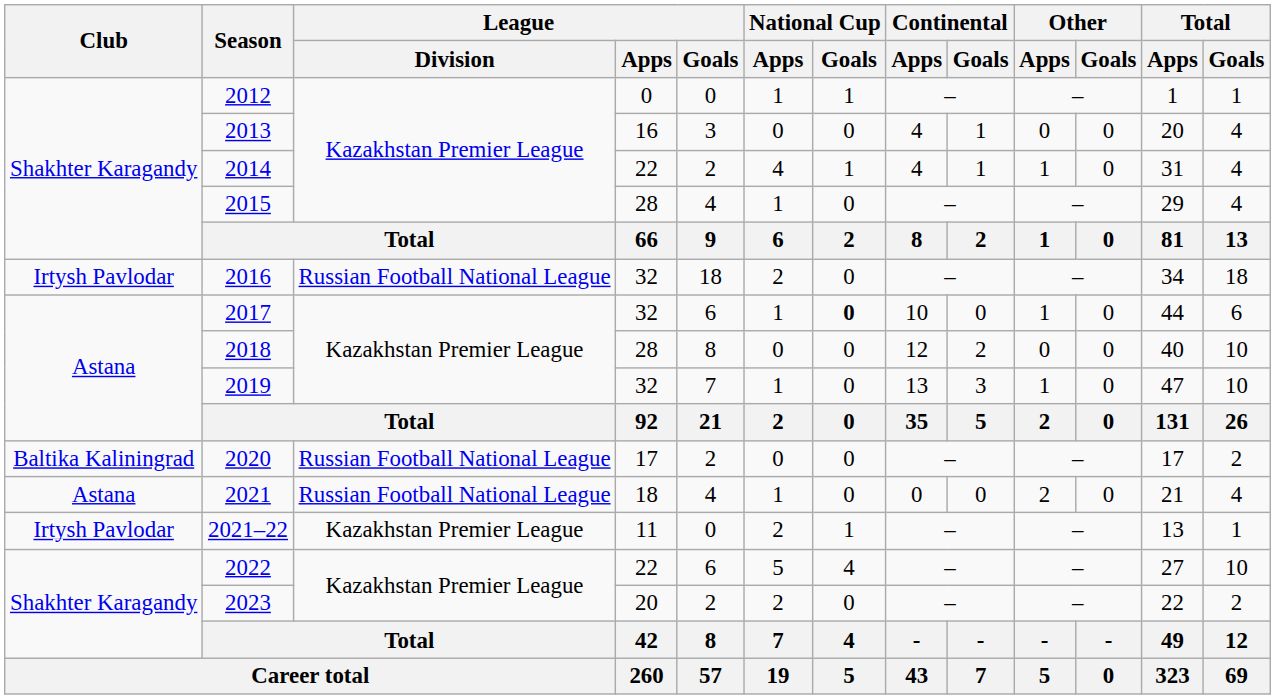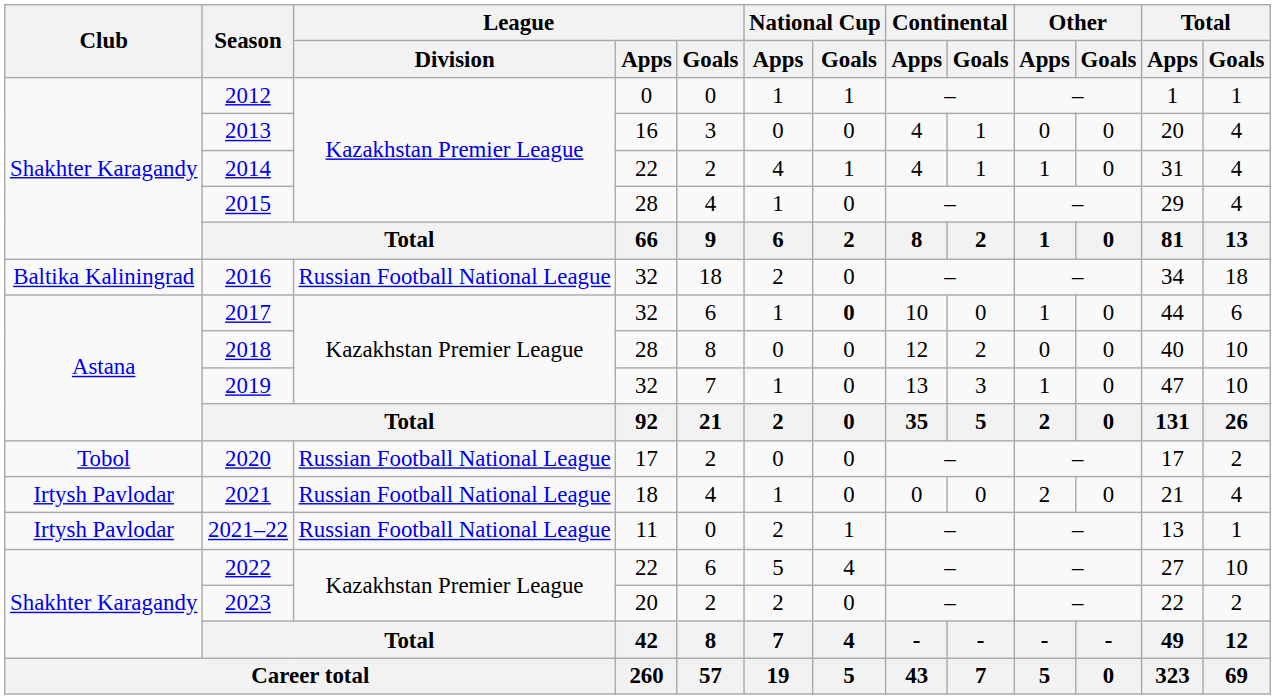(104, 276) Irtysh Pavlodar -> (104, 276) Baltika Kaliningrad
(104, 458) Baltika Kaliningrad -> (104, 458) Tobol
(104, 494) Astana -> (104, 494) Irtysh Pavlodar
(455, 530) Kazakhstan Premier League -> (455, 530) Russian Football National League
